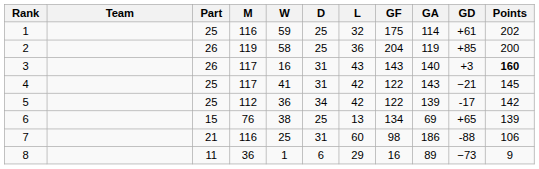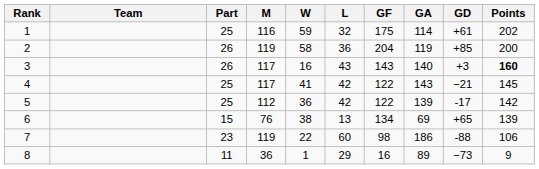- column: (321, 13)
(211, 137) 21 -> (227, 137) 23
(248, 137) 116 -> (266, 137) 119
(284, 137) 25 -> (306, 137) 22
